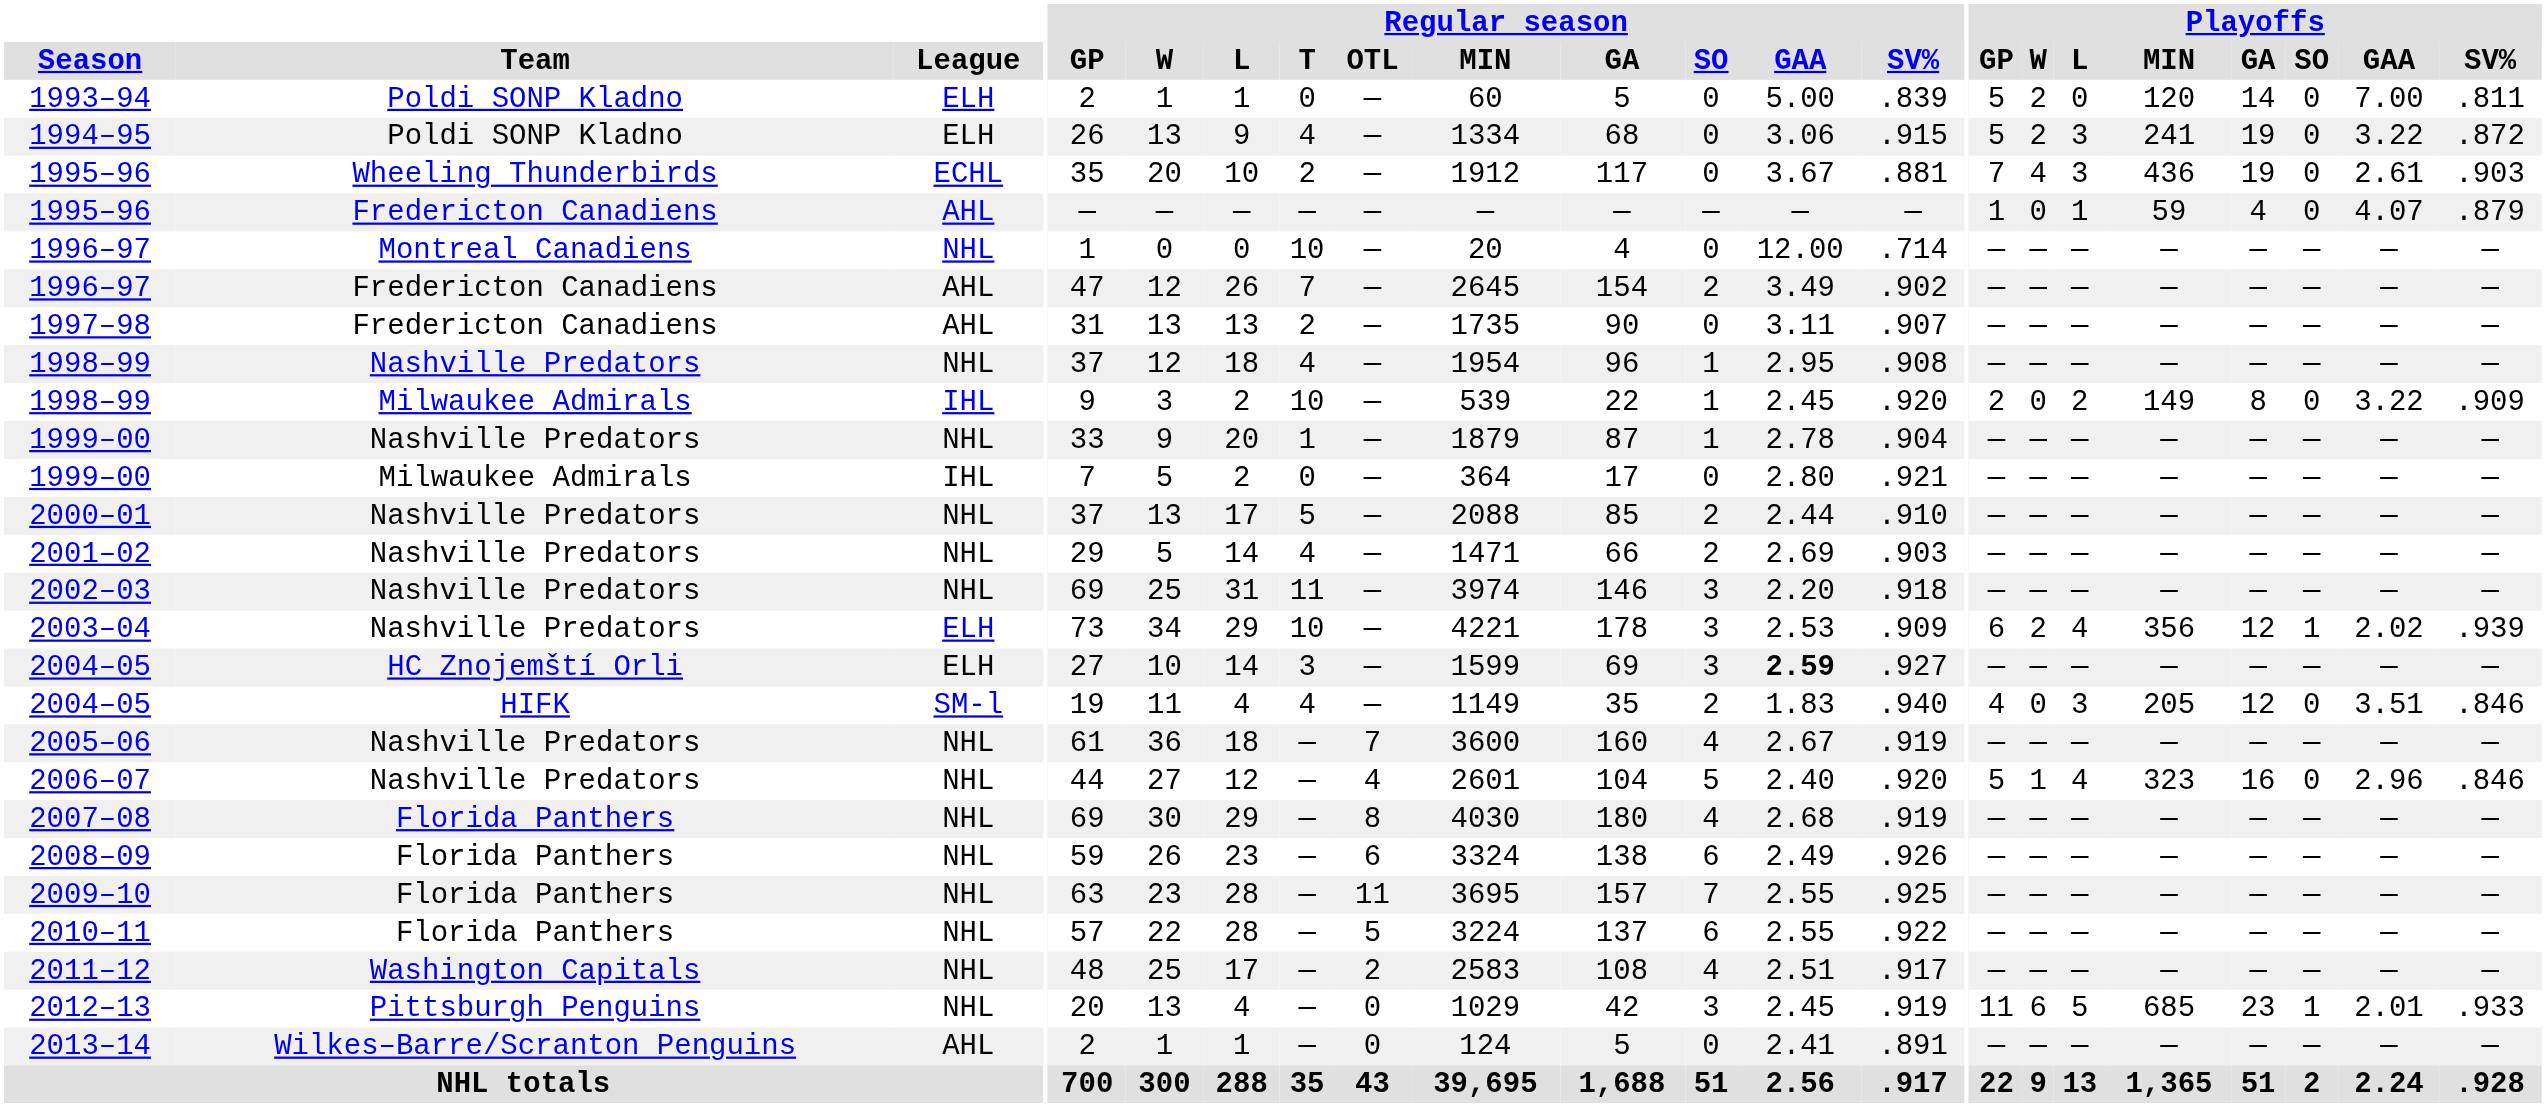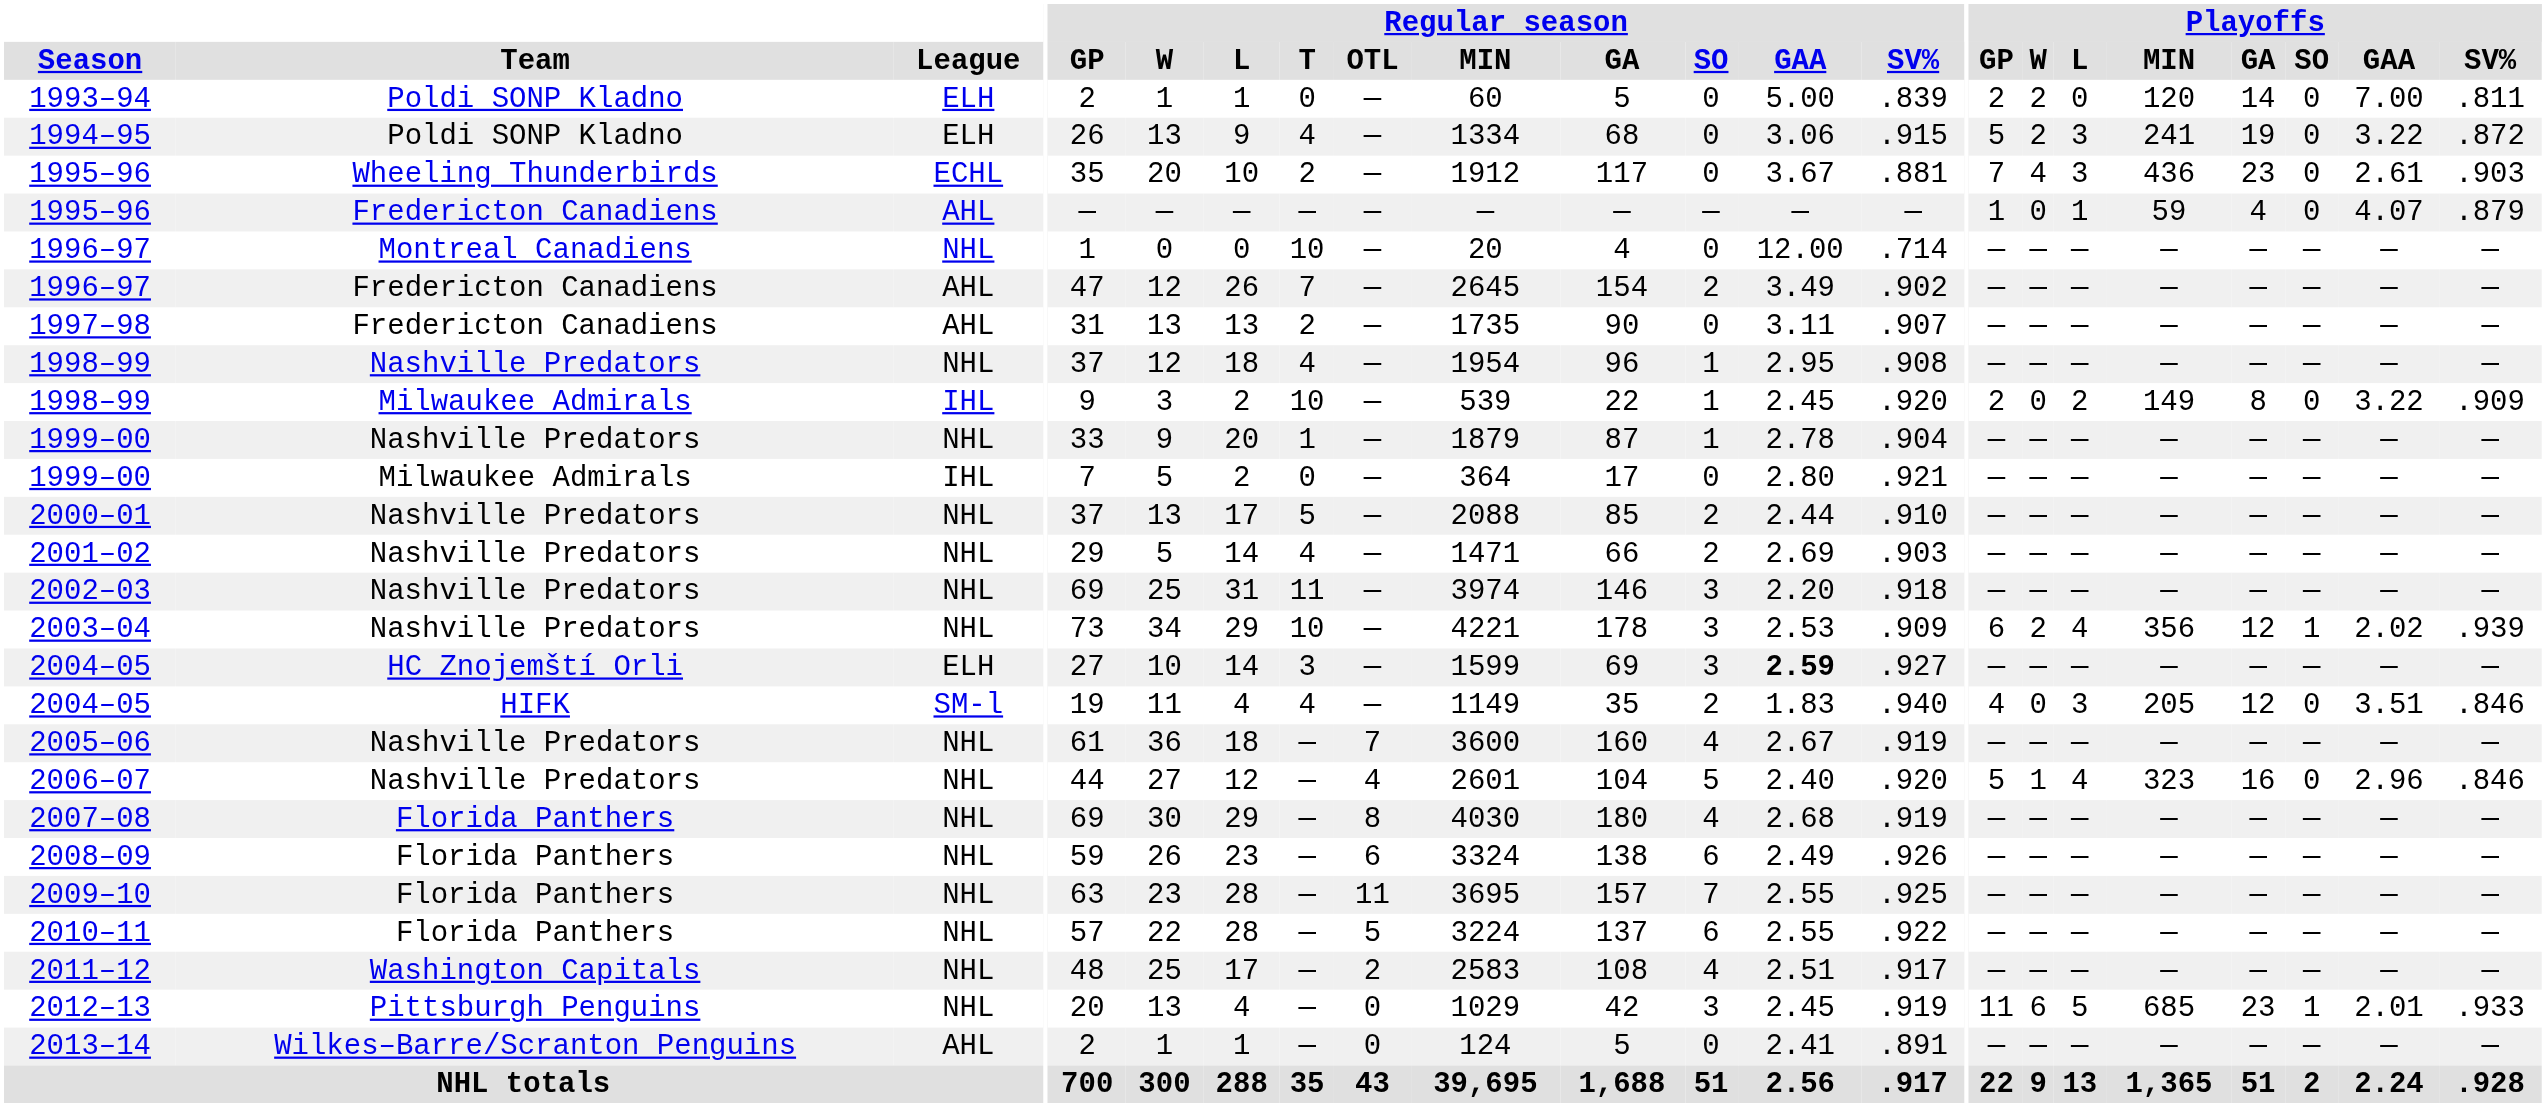(1996, 99) 5 -> (1996, 99) 2
(2258, 175) 19 -> (2258, 175) 23
(968, 630) ELH -> (968, 630) NHL
